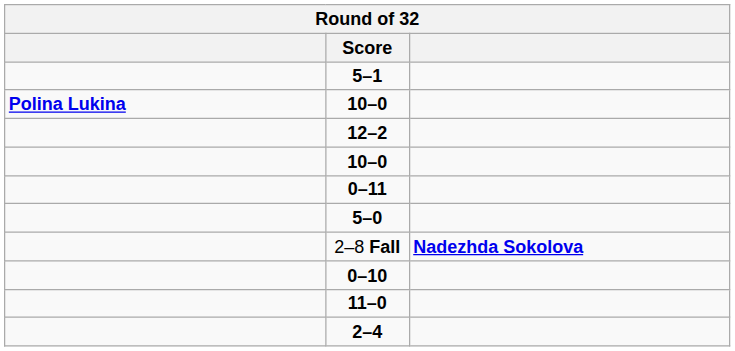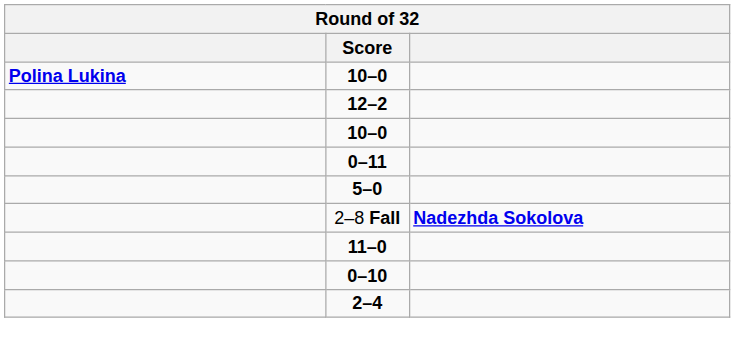- row: (165, 76)
rows swapped: (165, 275) <-> (165, 304)
